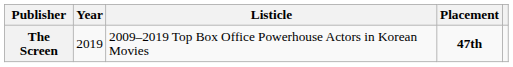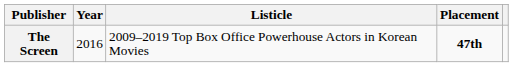(90, 43) 2019 -> (90, 43) 2016
